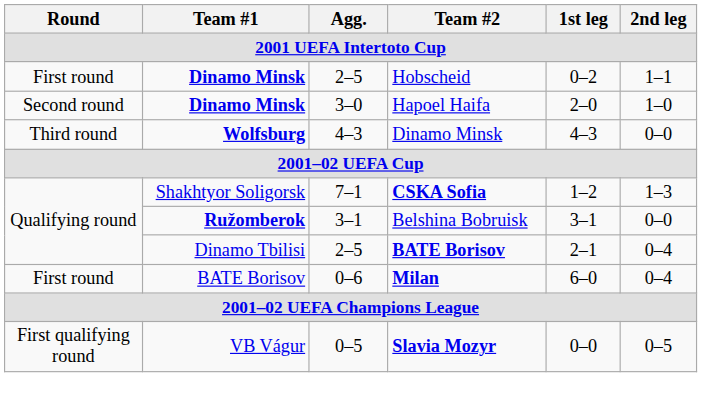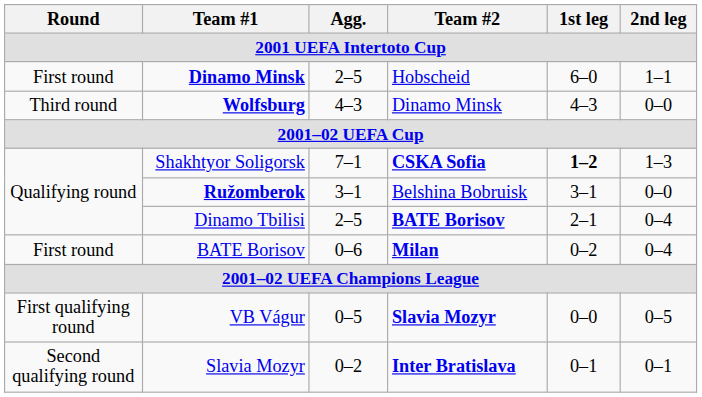(583, 76) 0–2 -> (584, 76) 6–0
- row: (441, 105)
(583, 191) normal -> (584, 162) bold
(583, 278) 6–0 -> (584, 249) 0–2
+ row: (454, 366)
